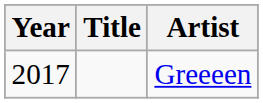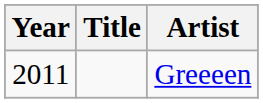(41, 73) 2017 -> (41, 73) 2011
